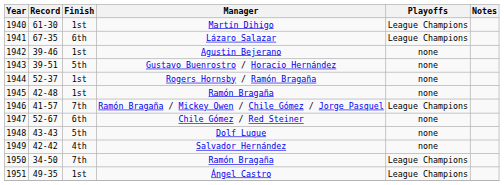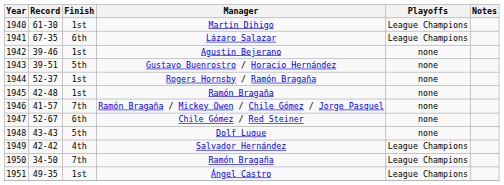(428, 106) League Champions -> (428, 106) none
(428, 147) none -> (428, 147) League Champions
